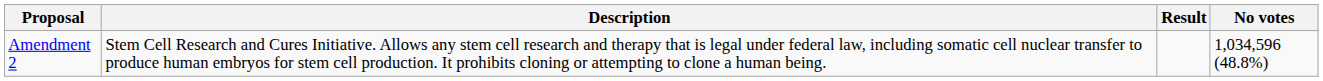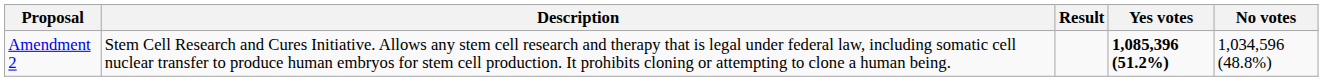+ column: (1161, 17)
